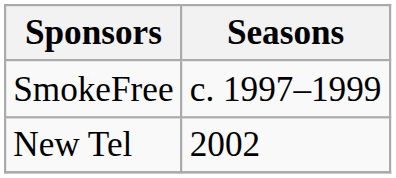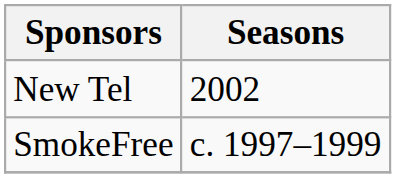rows swapped: (93, 88) <-> (73, 144)
